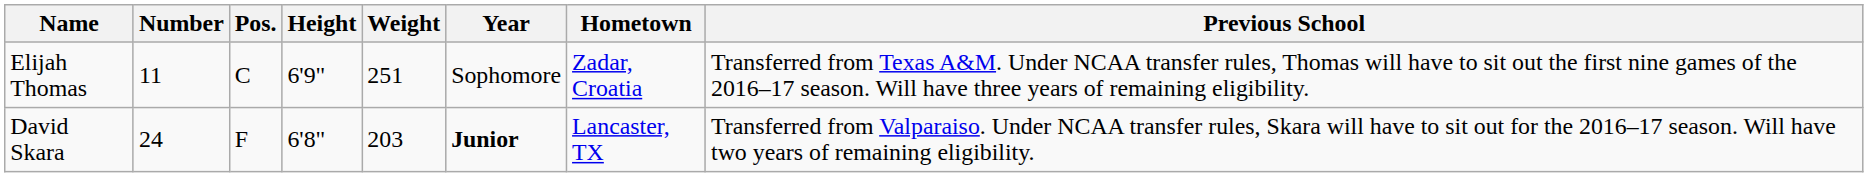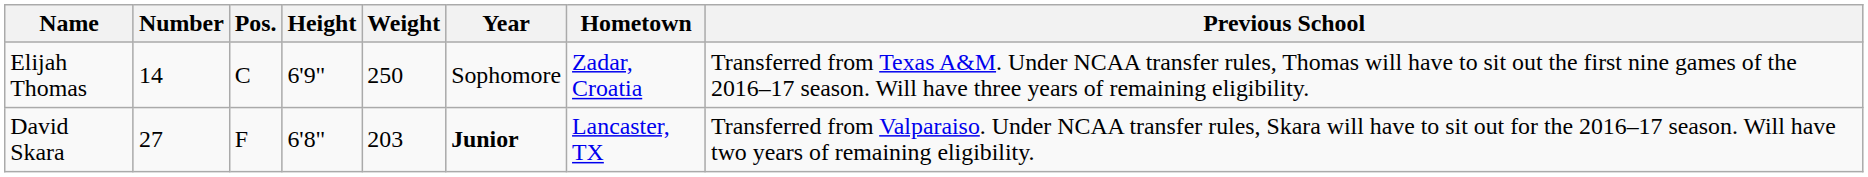(150, 74) 11 -> (151, 74) 14
(385, 74) 251 -> (385, 74) 250
(151, 139) 24 -> (151, 139) 27
